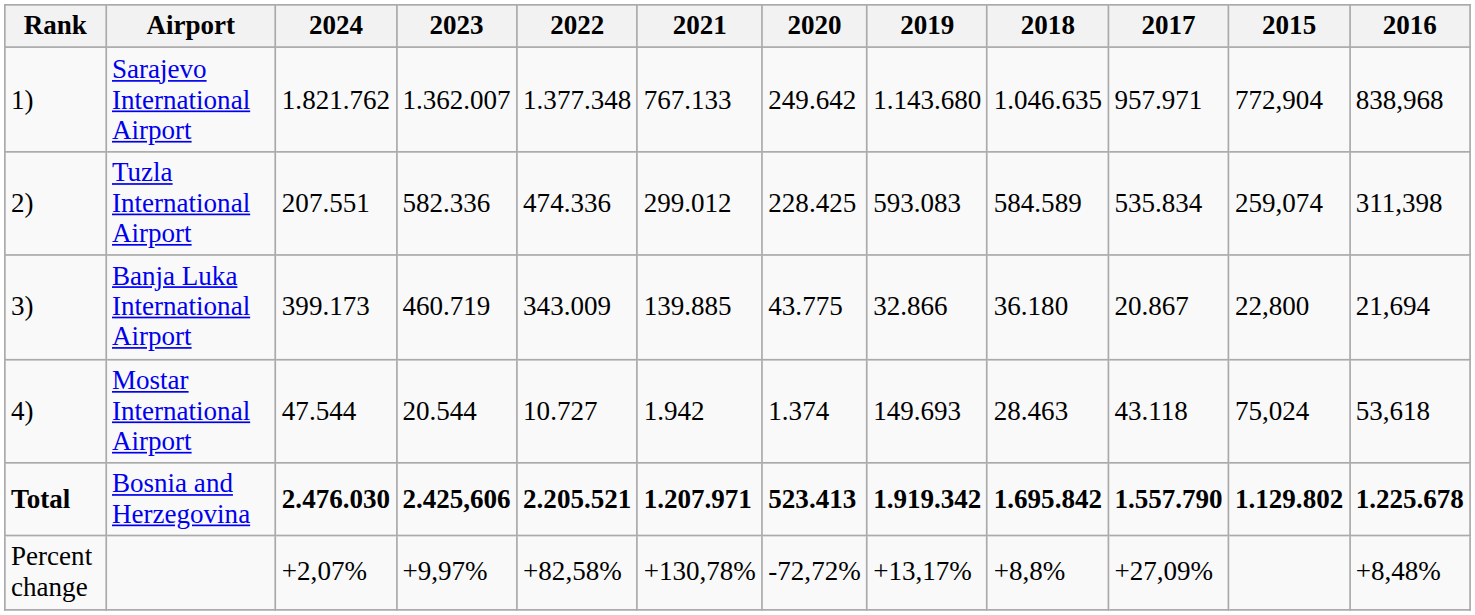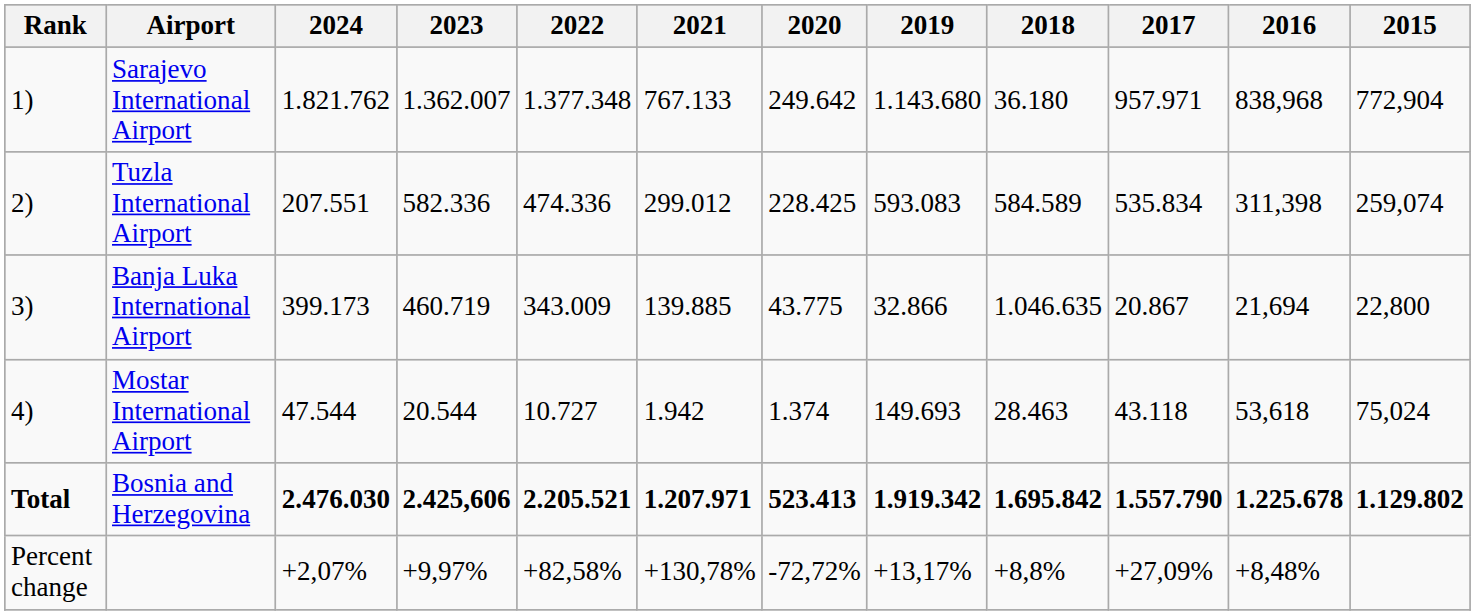columns swapped: (1410, 25) <-> (1289, 25)
(1048, 99) 1.046.635 -> (1031, 99) 36.180
(1031, 306) 36.180 -> (1048, 306) 1.046.635
